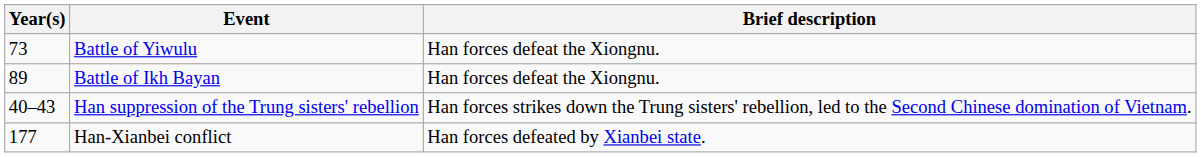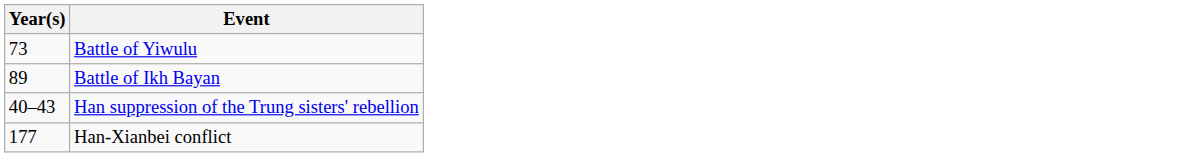- column: (809, 19)
